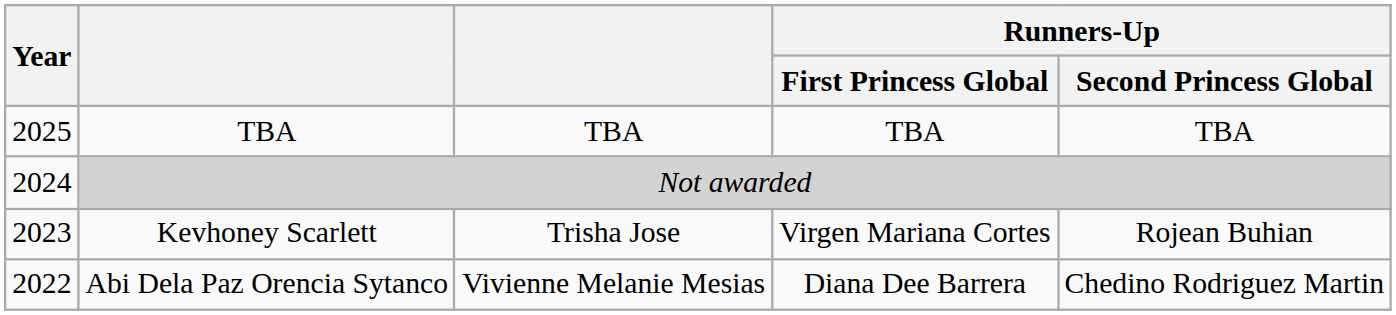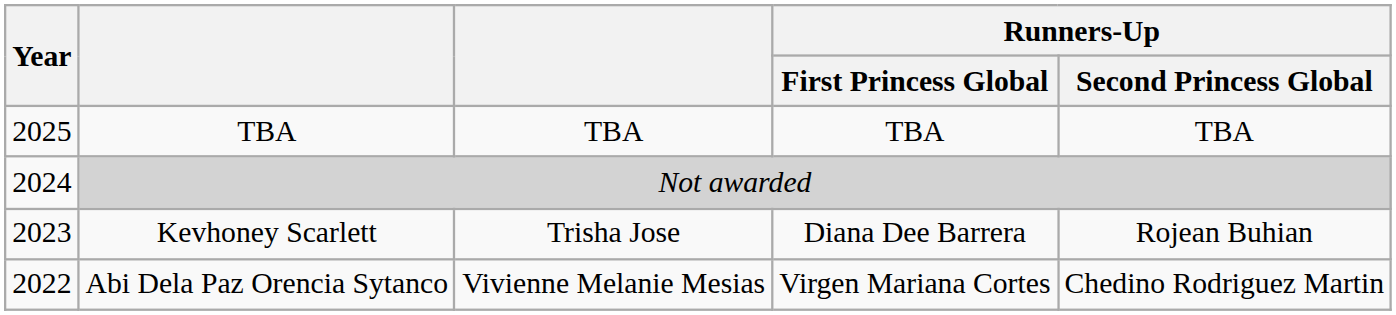(915, 232) Virgen Mariana Cortes -> (915, 232) Diana Dee Barrera
(915, 283) Diana Dee Barrera -> (915, 283) Virgen Mariana Cortes
